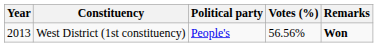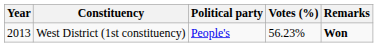(287, 32) 56.56% -> (287, 32) 56.23%
